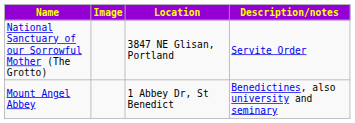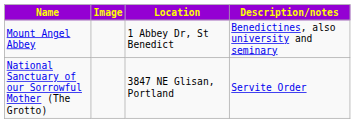rows swapped: (44, 50) <-> (39, 99)
